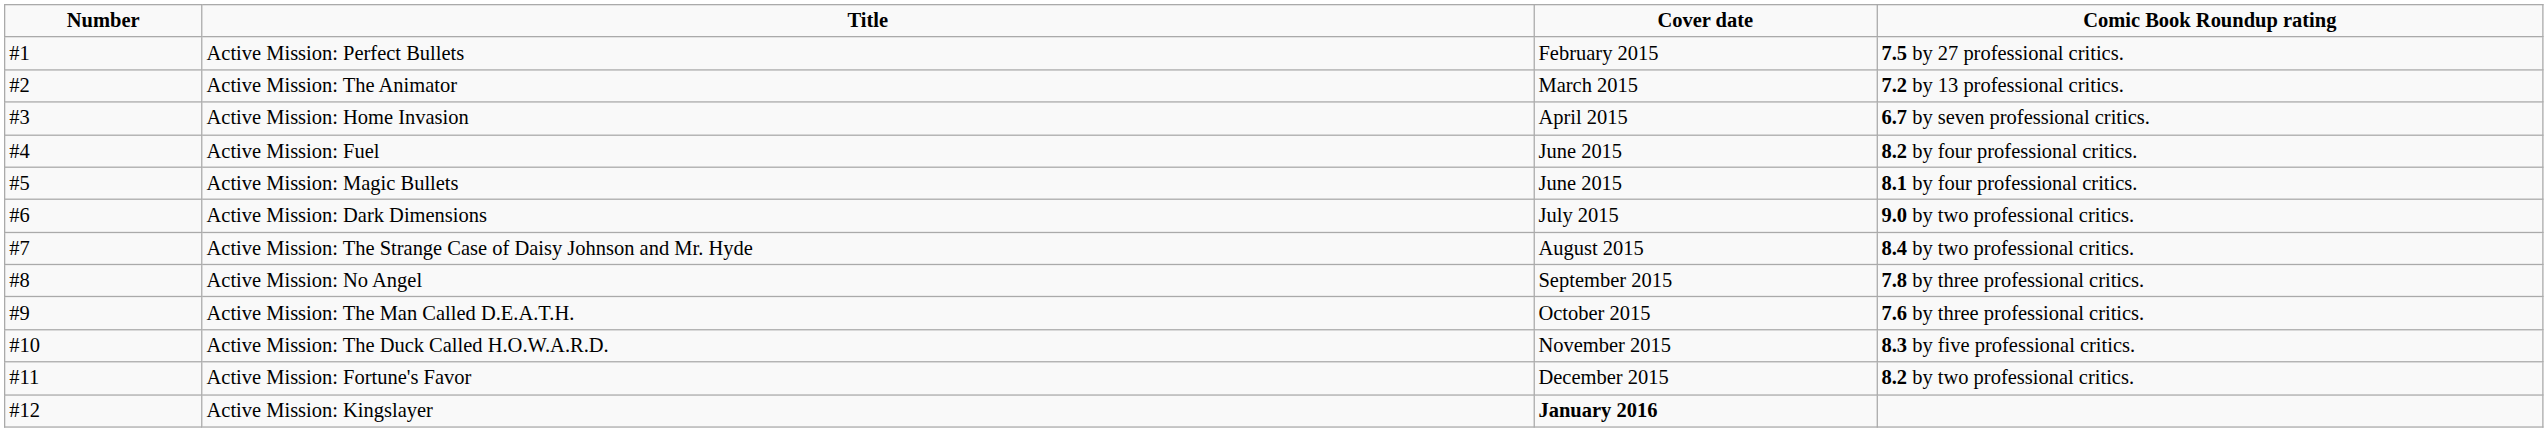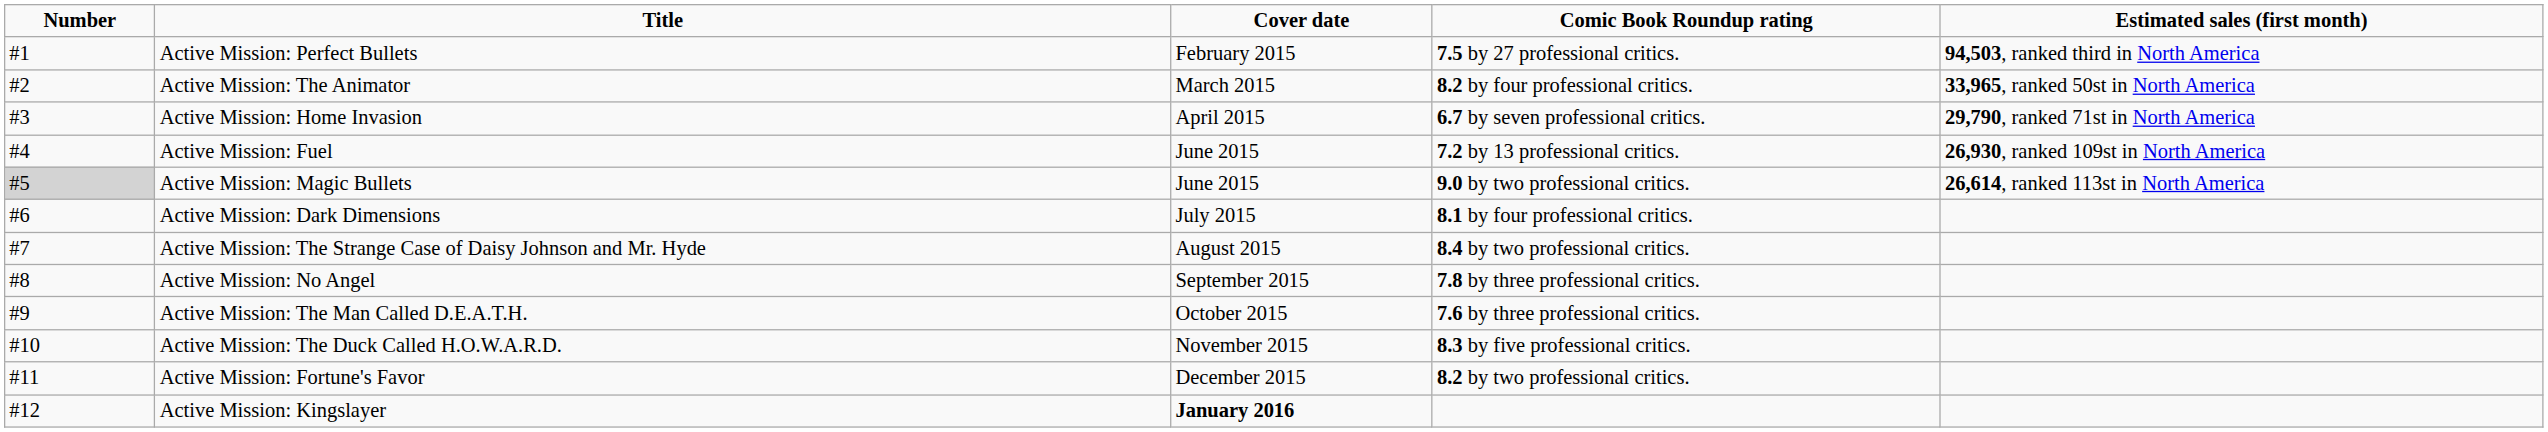+ column: (2242, 20)
(2003, 85) 7.2 by 13 professional critics. -> (1565, 85) 8.2 by four professional critics.
(2009, 150) 8.2 by four professional critics. -> (1558, 150) 7.2 by 13 professional critics.
(20, 183) no background -> (20, 183) lightgrey background
(2009, 183) 8.1 by four professional critics. -> (1563, 183) 9.0 by two professional critics.
(2008, 215) 9.0 by two professional critics. -> (1565, 215) 8.1 by four professional critics.
